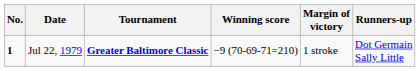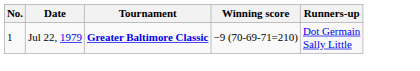- column: (326, 20)
(10, 51) bold -> (10, 38) normal
